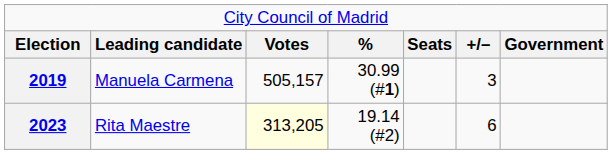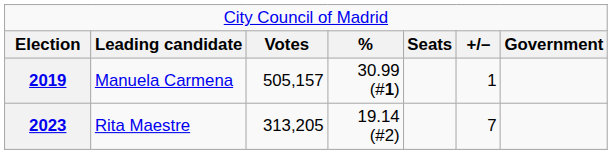(492, 80) 3 -> (492, 80) 1
(293, 126) lightyellow background -> (293, 126) no background
(492, 126) 6 -> (492, 126) 7
